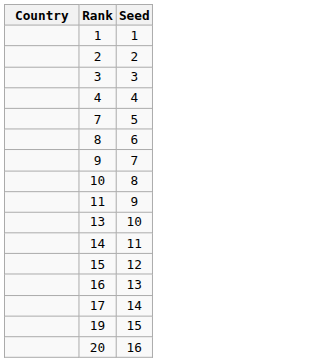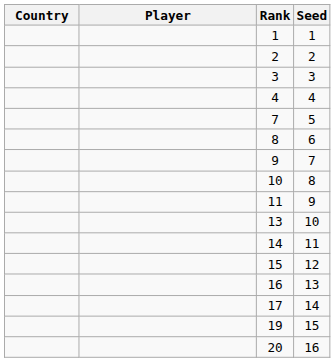+ column: (168, 15)
